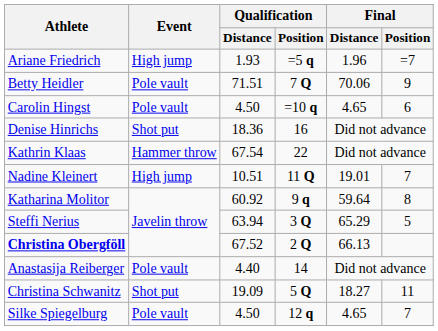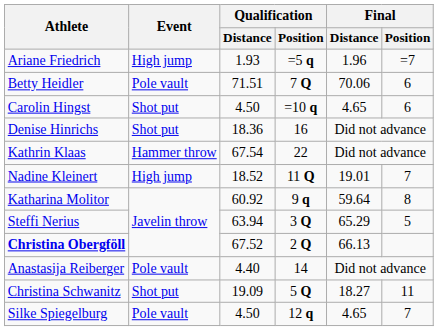(408, 84) 9 -> (408, 84) 6
(160, 107) Pole vault -> (155, 107) Shot put
(247, 176) 10.51 -> (247, 176) 18.52
